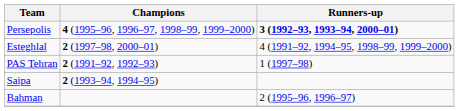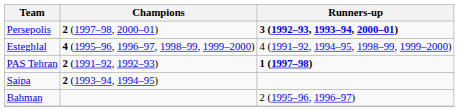(159, 30) 4 (1995–96, 1996–97, 1998–99, 1999–2000) -> (110, 30) 2 (1997–98, 2000–01)
(110, 47) 2 (1997–98, 2000–01) -> (159, 47) 4 (1995–96, 1996–97, 1998–99, 1999–2000)
(286, 64) normal -> (286, 64) bold
